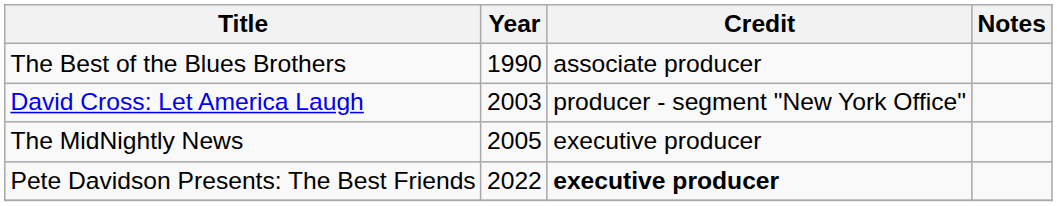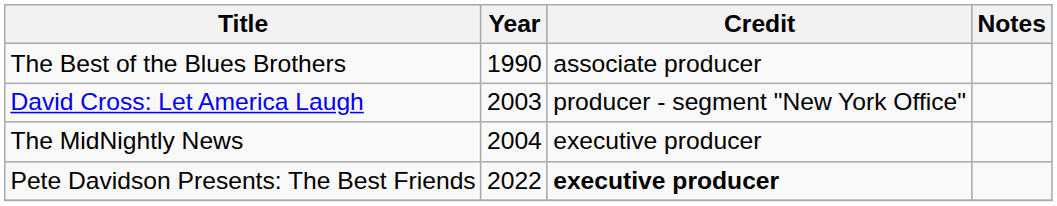(514, 141) 2005 -> (514, 141) 2004
